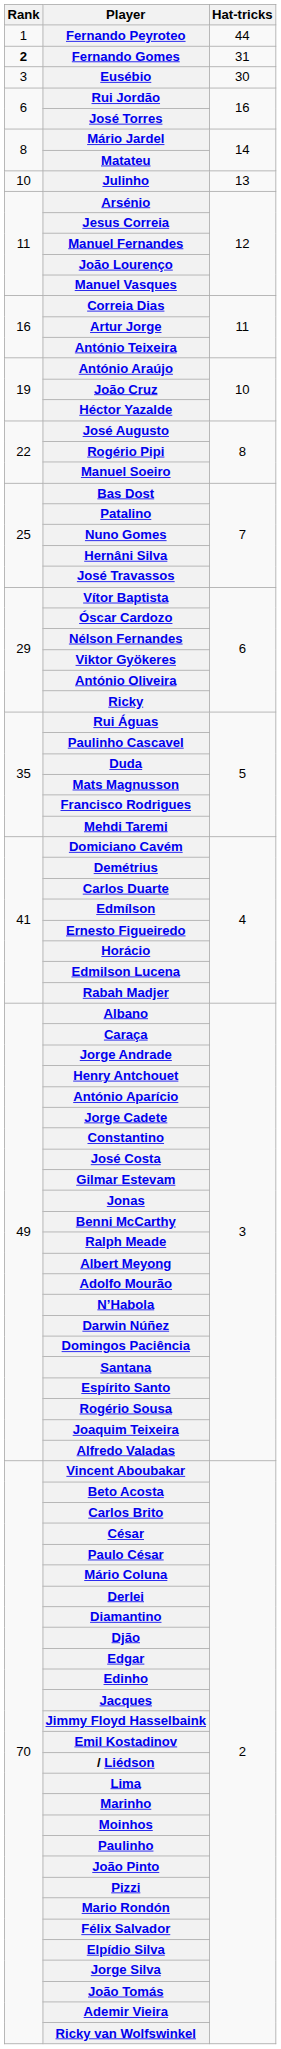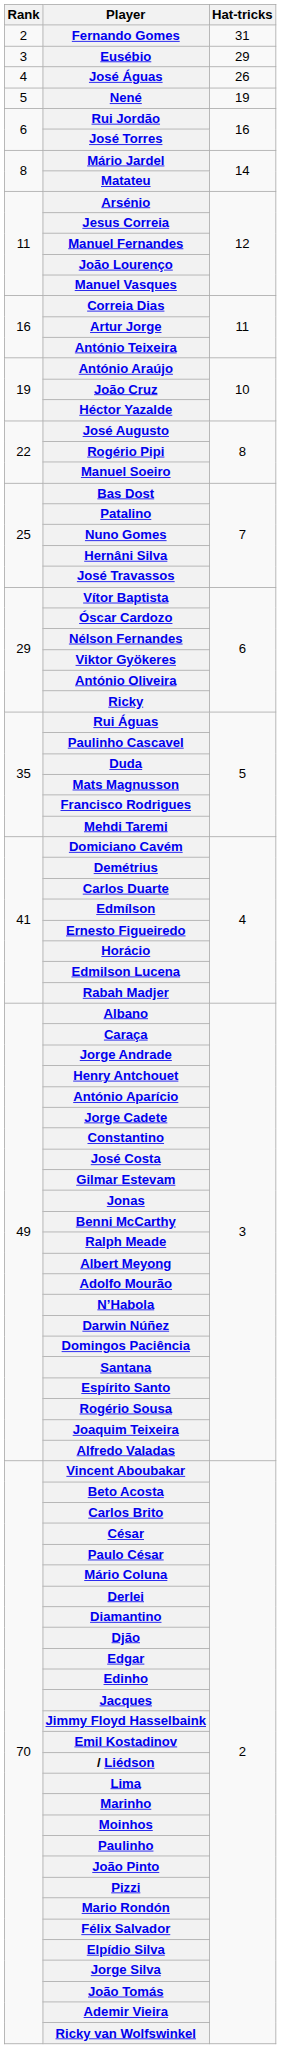- row: (126, 35)
(23, 56) bold -> (23, 35) normal
(242, 77) 30 -> (242, 56) 29
+ row: (126, 77)
+ row: (126, 98)
- row: (126, 181)
